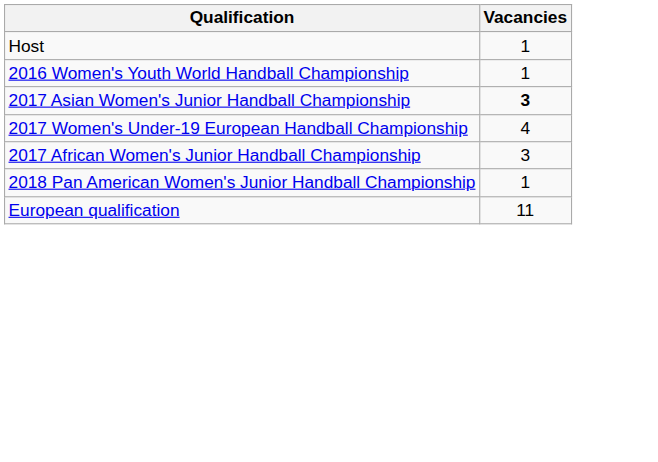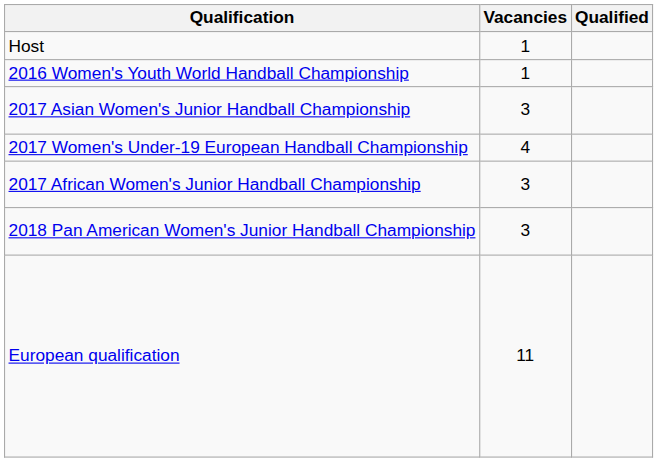+ column: (612, 18)
(525, 100) bold -> (525, 110) normal
(525, 182) 1 -> (525, 231) 3
